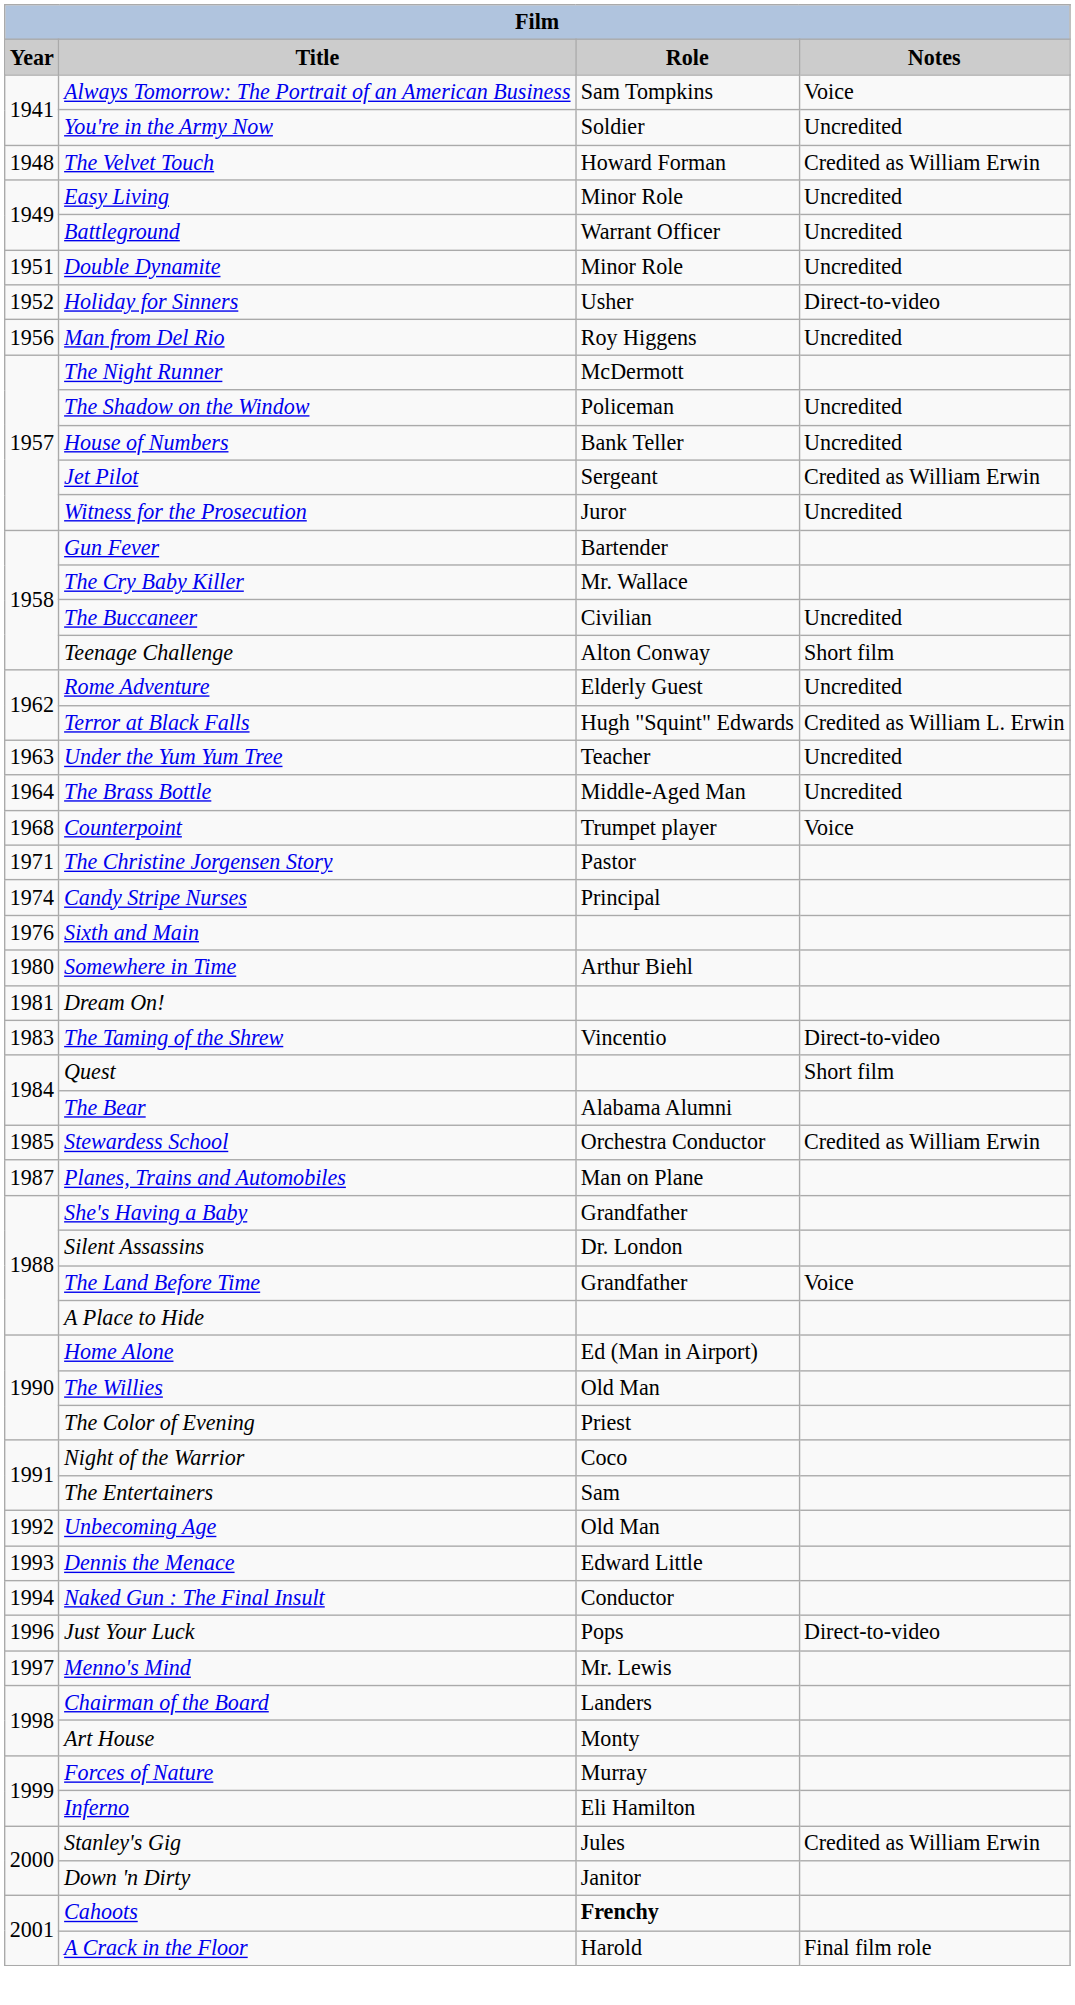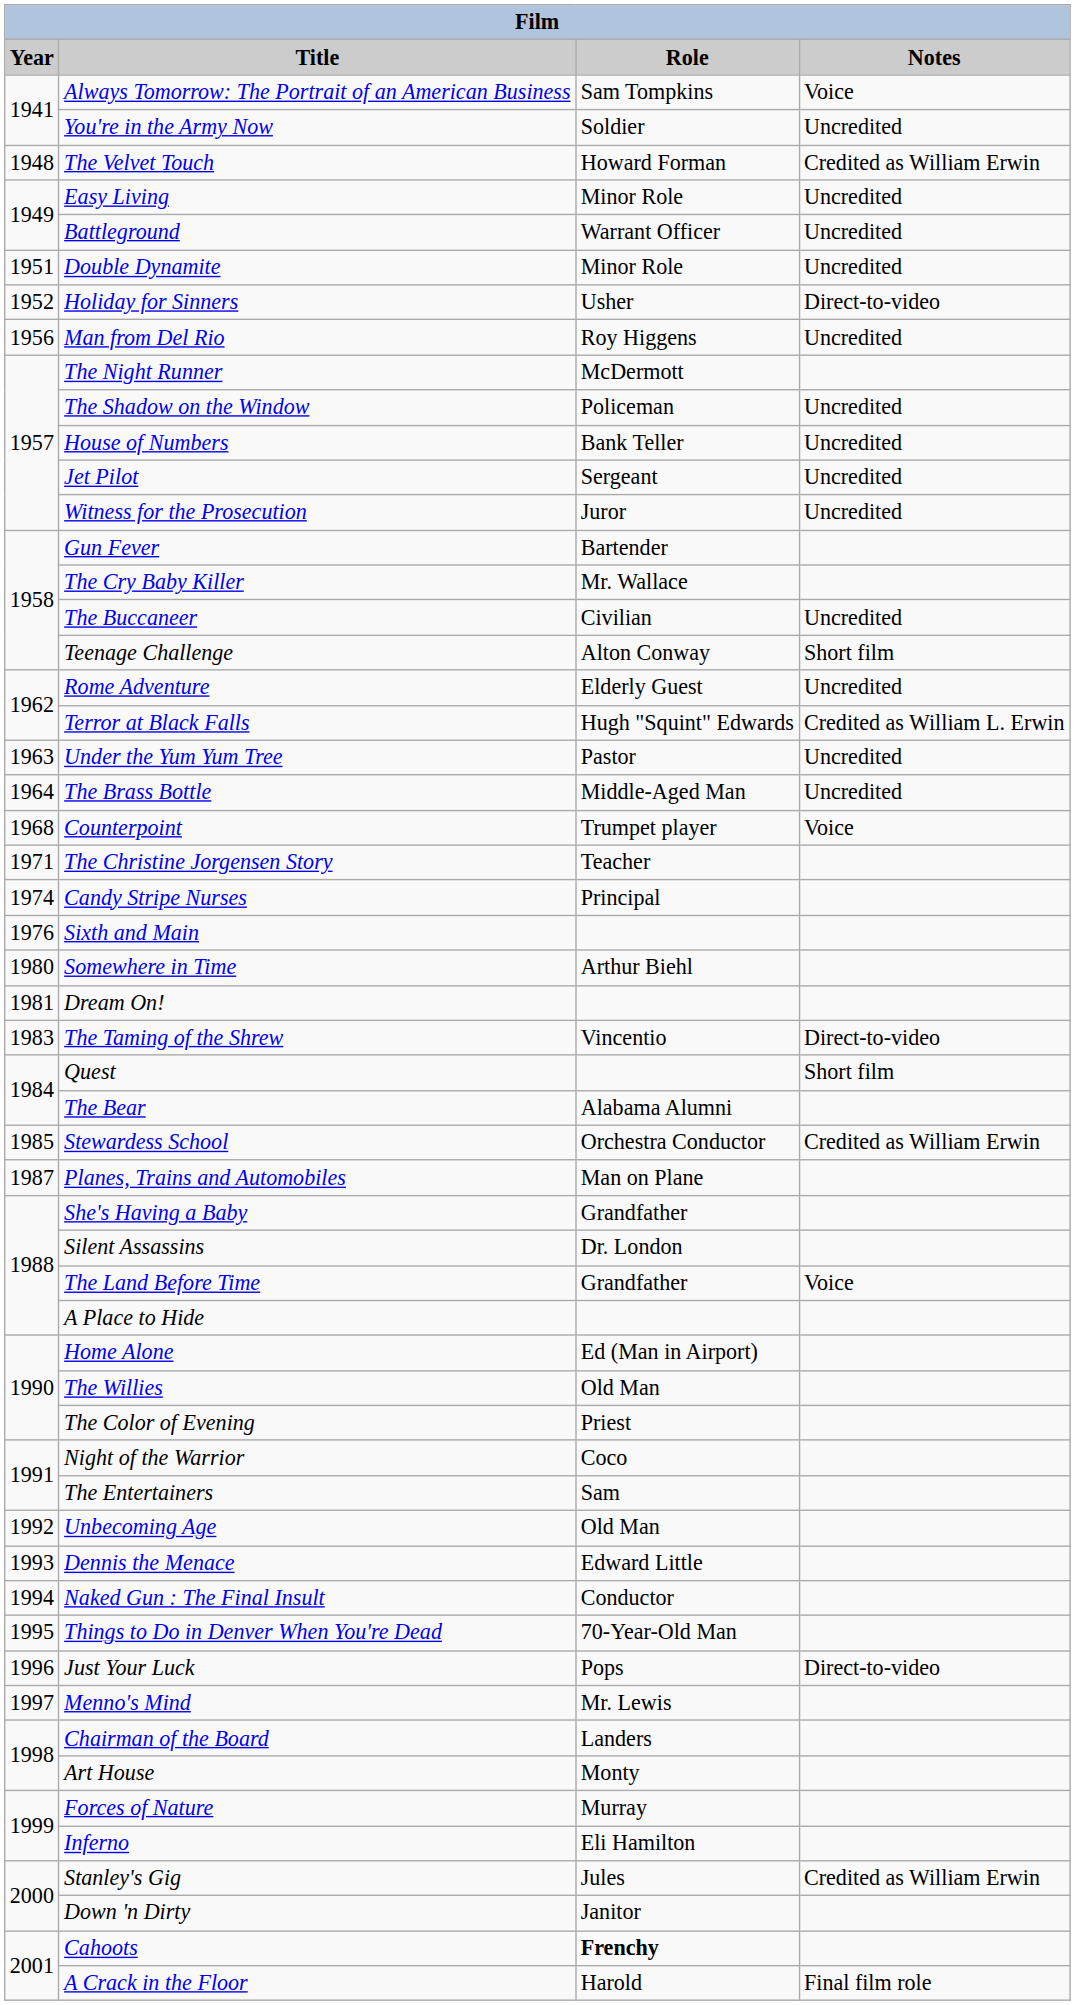(922, 477) Credited as William Erwin -> (853, 477) Uncredited
(616, 757) Teacher -> (608, 757) Pastor
(608, 862) Pastor -> (616, 862) Teacher
+ row: (253, 1632)
